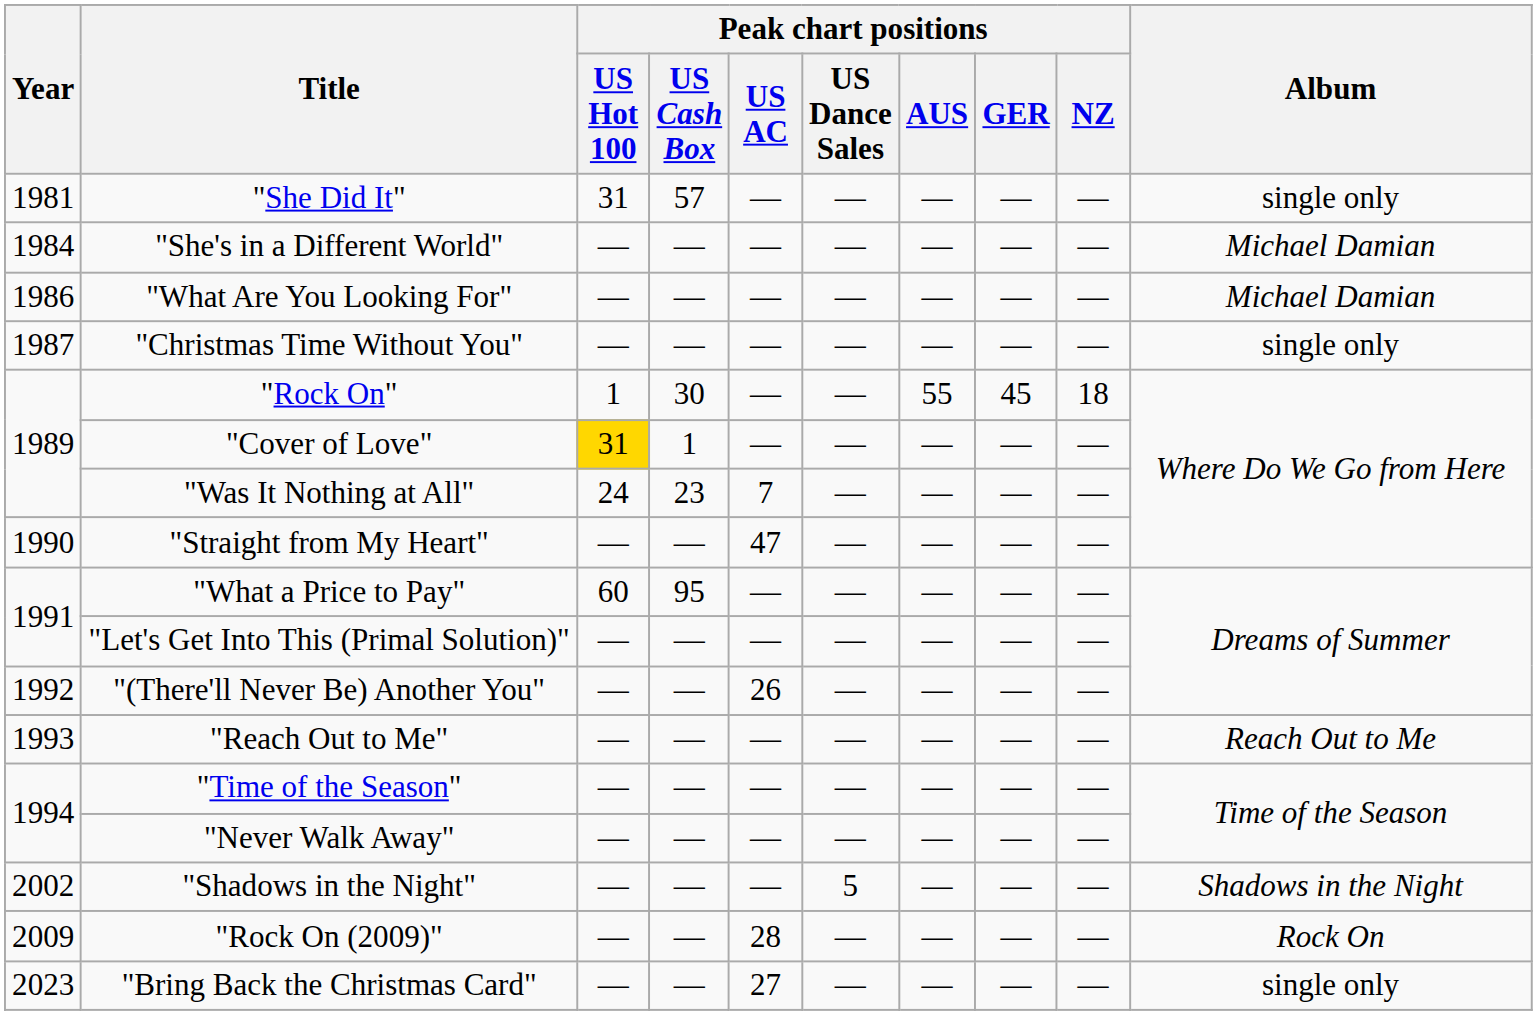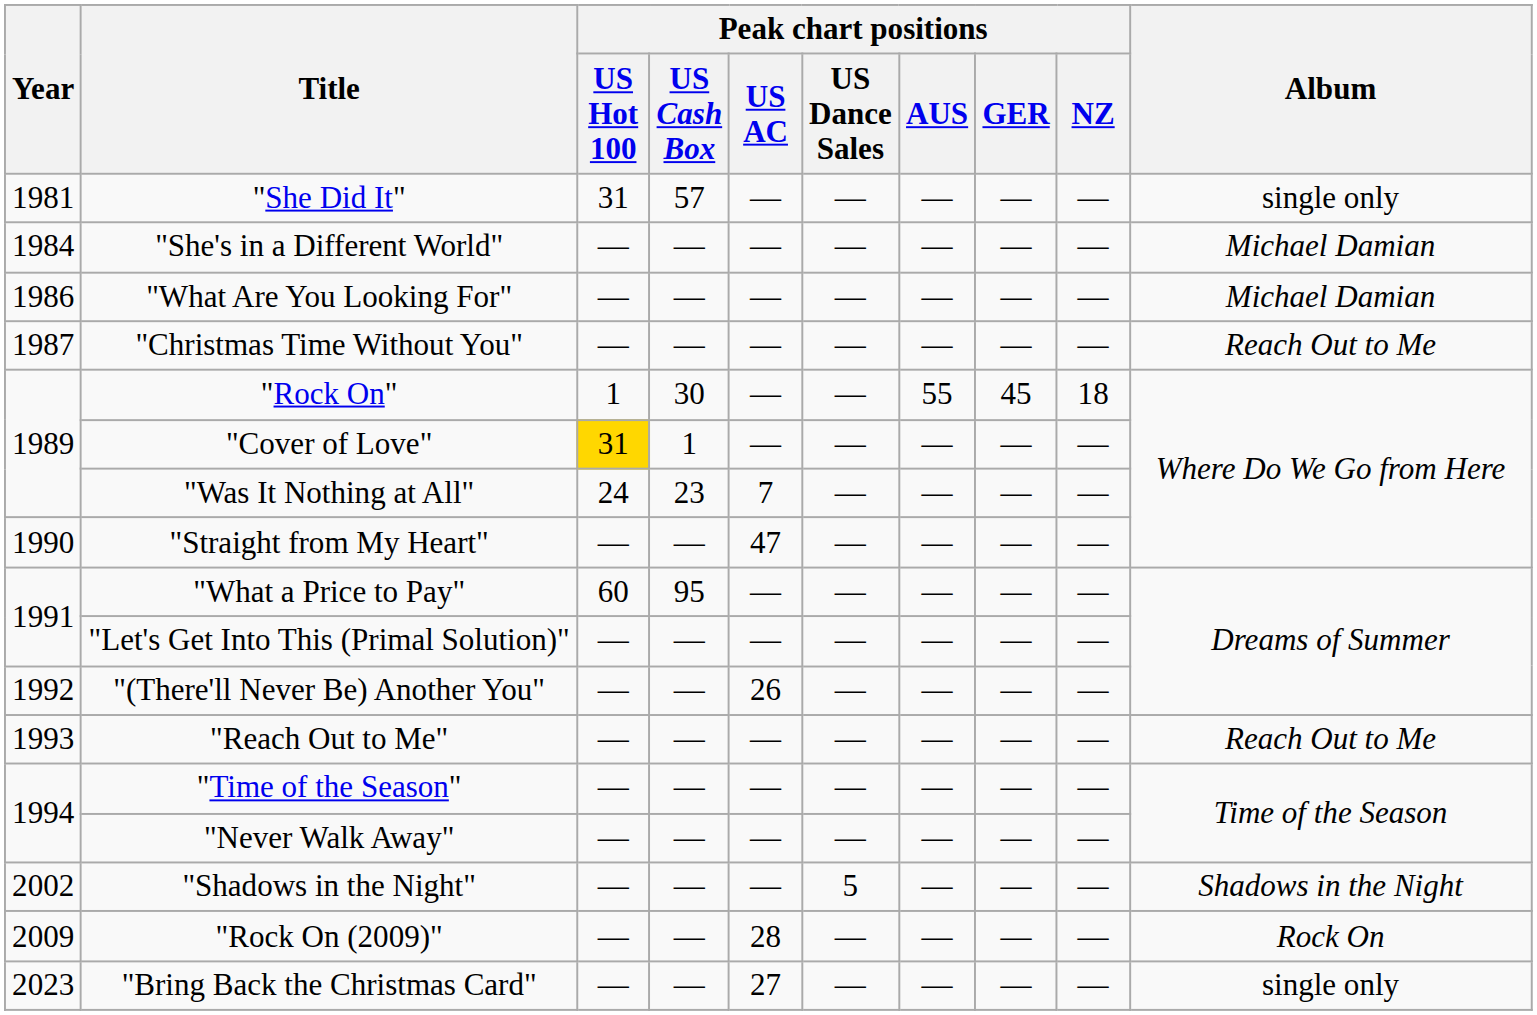(1331, 345) single only -> (1331, 345) Reach Out to Me
